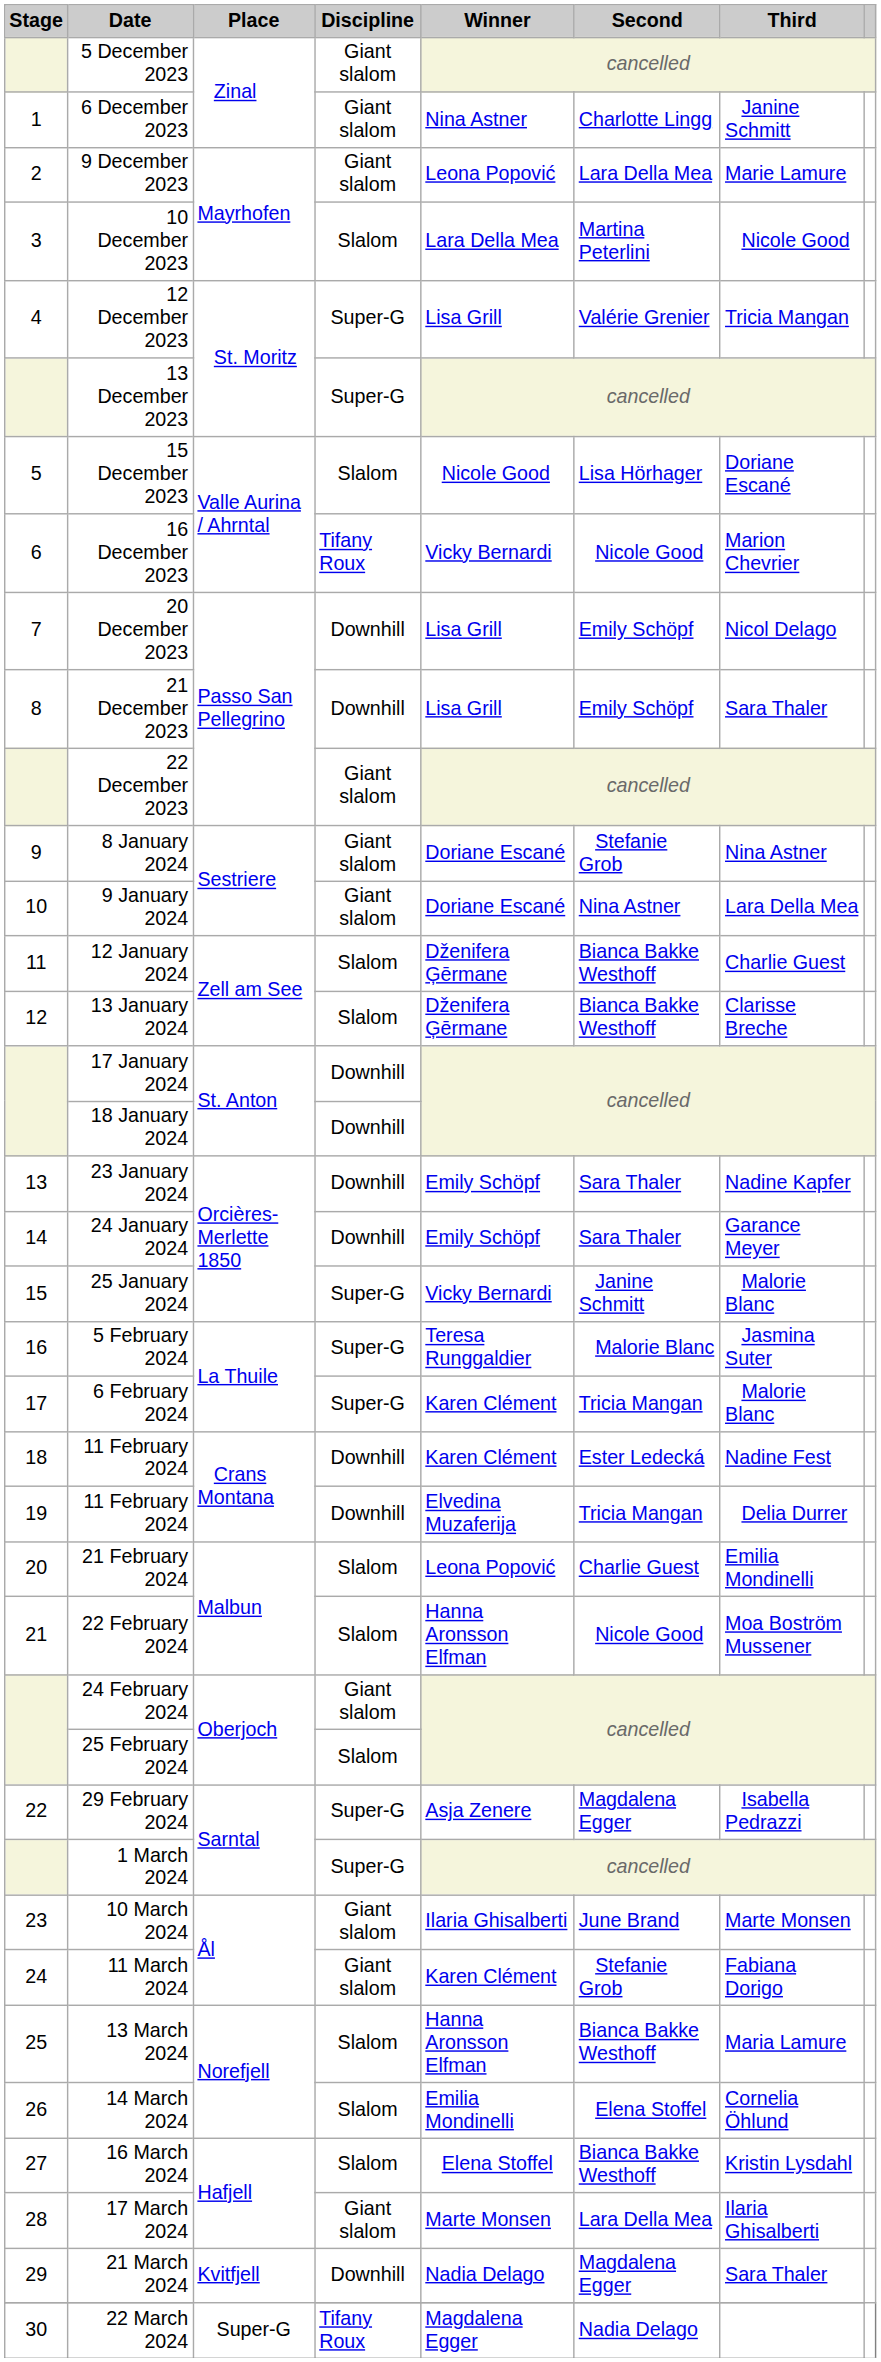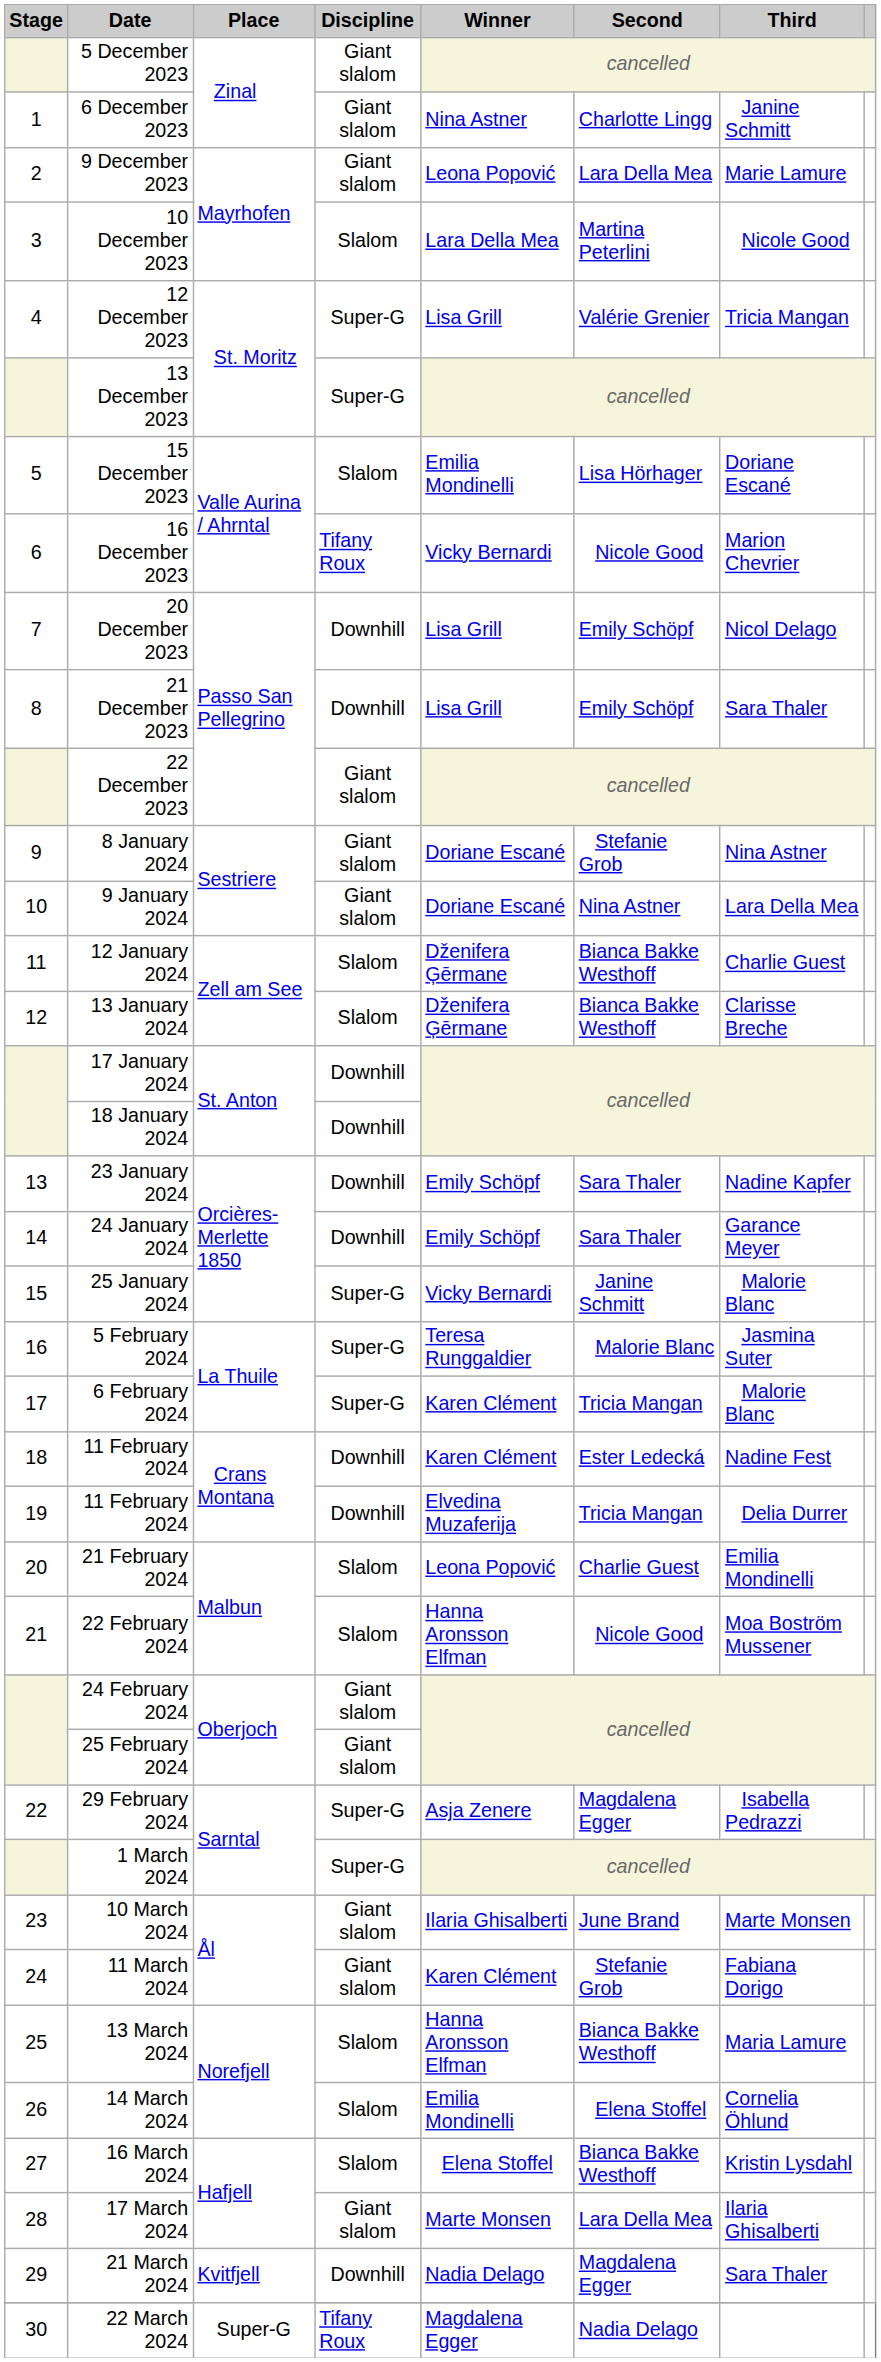(488, 474) Nicole Good -> (470, 474) Emilia Mondinelli
(368, 1756) Slalom -> (368, 1756) Giant slalom
